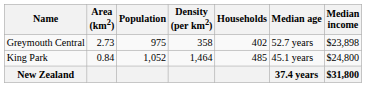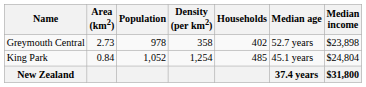(158, 42) 975 -> (158, 42) 978
(201, 58) 1,464 -> (201, 58) 1,254
(343, 58) $24,800 -> (343, 58) $24,804
